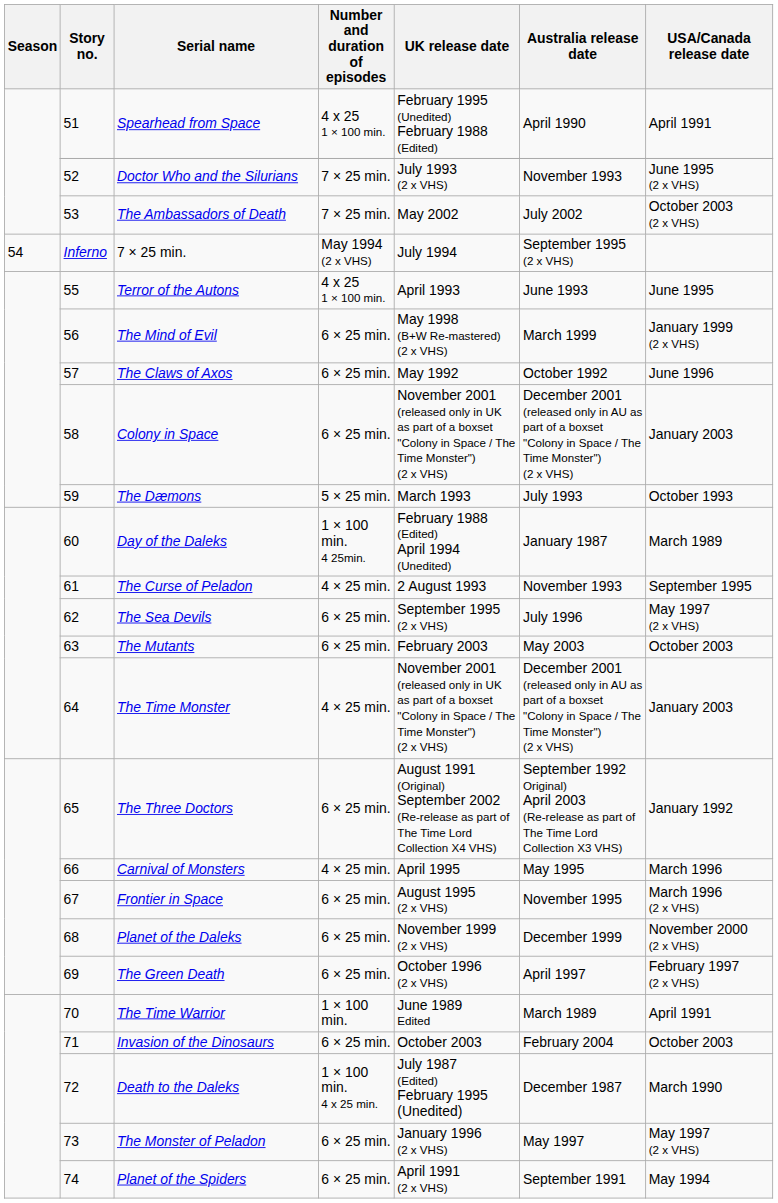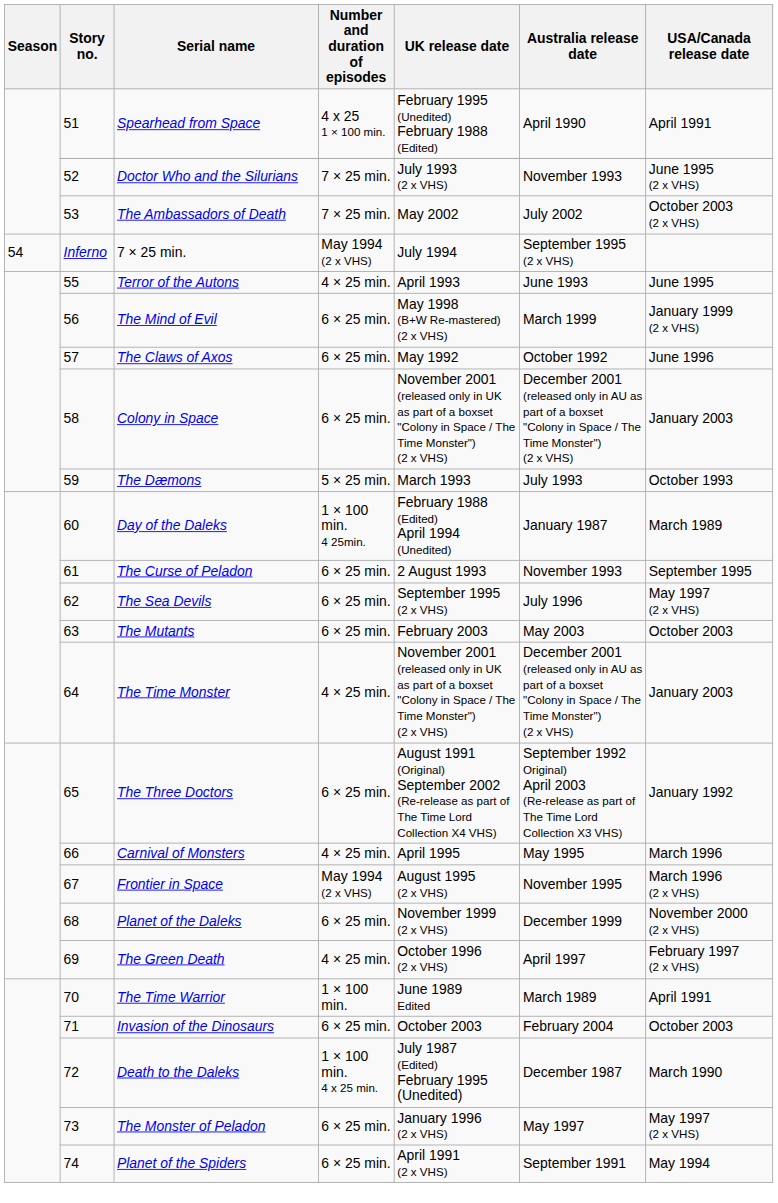(353, 290) 4 x 25 1 × 100 min. -> (356, 282) 4 × 25 min.
(356, 587) 4 × 25 min. -> (356, 571) 6 × 25 min.
(356, 899) 6 × 25 min. -> (352, 884) May 1994 (2 x VHS)
(356, 975) 6 × 25 min. -> (356, 959) 4 × 25 min.
